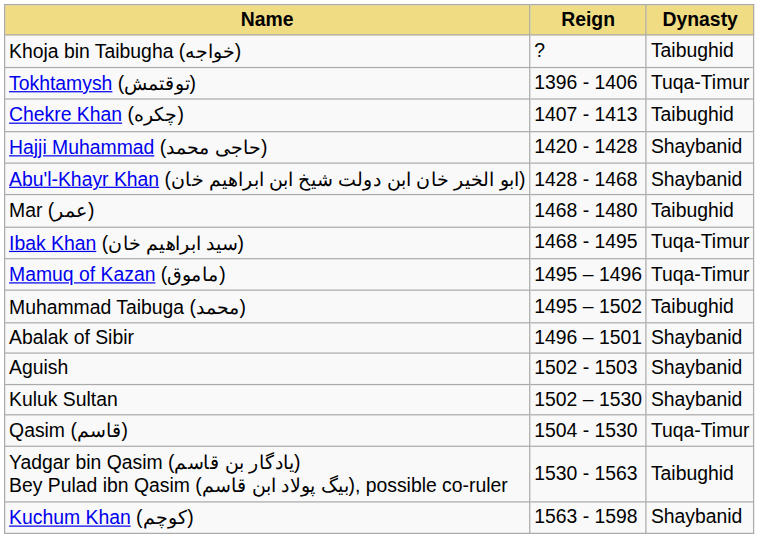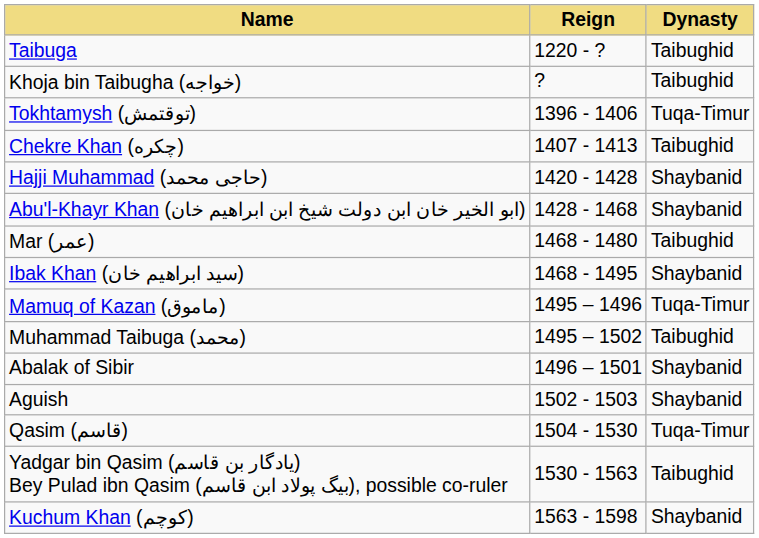+ row: (43, 50)
(700, 242) Tuqa-Timur -> (697, 273) Shaybanid
- row: (63, 399)
